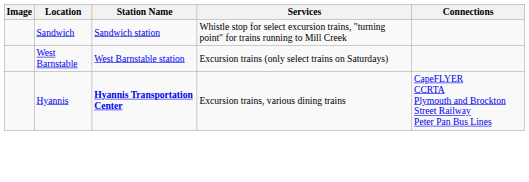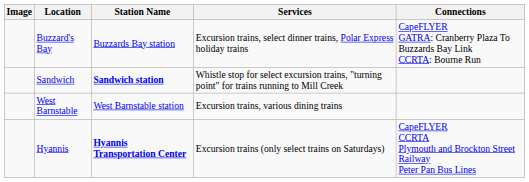+ row: (55, 43)
(127, 32) normal -> (128, 80) bold
(294, 58) Excursion trains (only select trains on Saturdays) -> (269, 106) Excursion trains, various dining trains
(273, 100) Excursion trains, various dining trains -> (290, 148) Excursion trains (only select trains on Saturdays)
